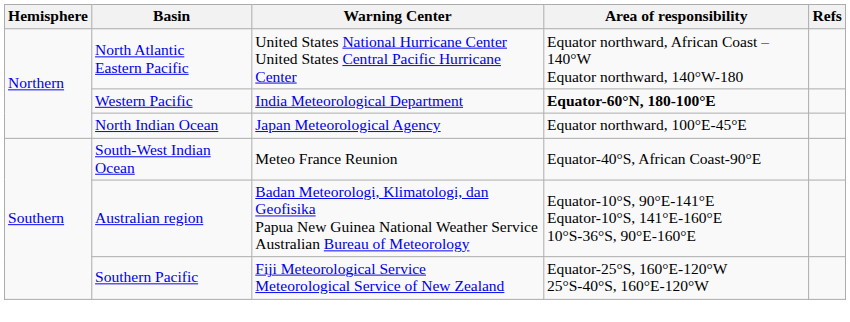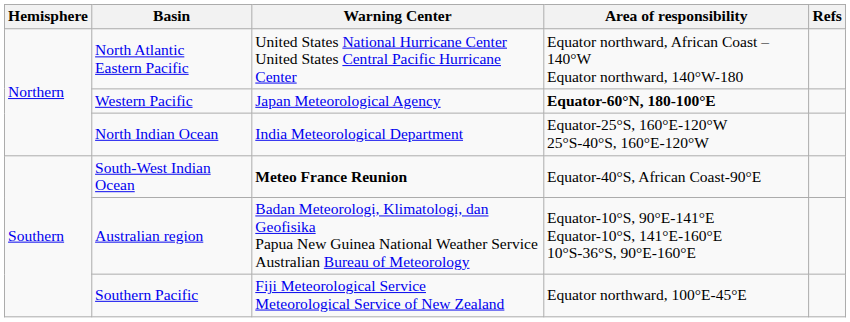(359, 100) India Meteorological Department -> (348, 100) Japan Meteorological Agency
(348, 125) Japan Meteorological Agency -> (359, 134) India Meteorological Department
(647, 125) Equator northward, 100°E-45°E -> (637, 134) Equator-25°S, 160°E-120°W 25°S-40°S, 160°E-120°W
(326, 158) normal -> (331, 176) bold
(637, 277) Equator-25°S, 160°E-120°W 25°S-40°S, 160°E-120°W -> (647, 295) Equator northward, 100°E-45°E
